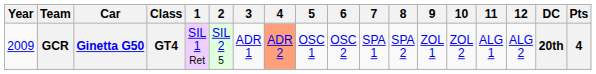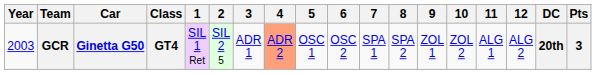(21, 46) 2009 -> (21, 46) 2003
(579, 46) 4 -> (579, 46) 3
